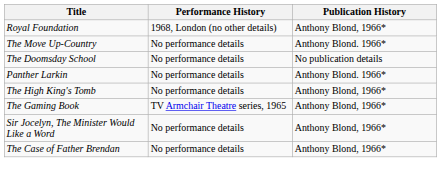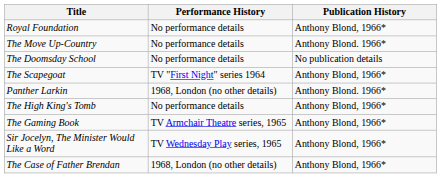(214, 28) 1968, London (no other details) -> (197, 28) No performance details
+ row: (36, 75)
(197, 75) No performance details -> (214, 91) 1968, London (no other details)
(197, 128) No performance details -> (216, 143) TV Wednesday Play series, 1965
(197, 149) No performance details -> (214, 165) 1968, London (no other details)
